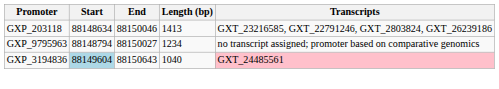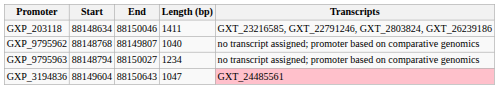(172, 28) 1413 -> (172, 28) 1411
+ row: (37, 44)
(92, 60) lightblue background -> (92, 76) no background
(172, 60) 1040 -> (172, 76) 1047
